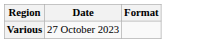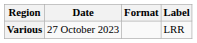+ column: (177, 13)
